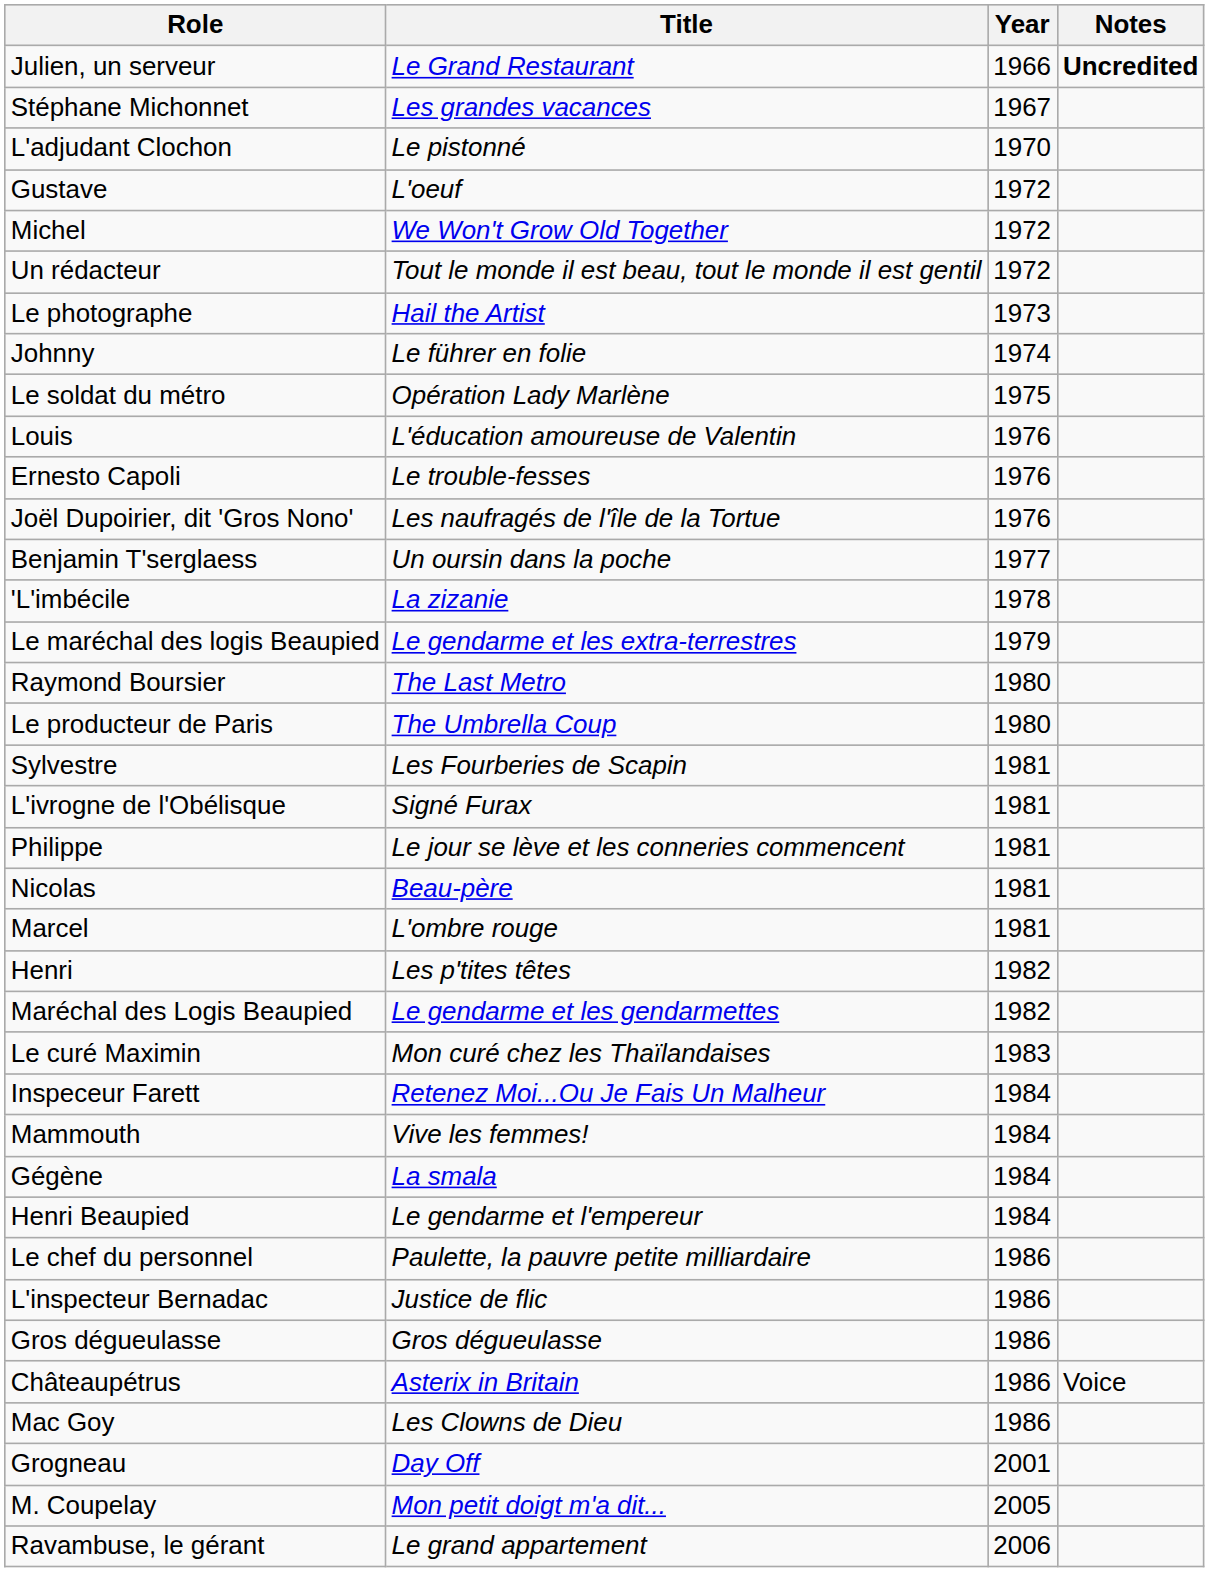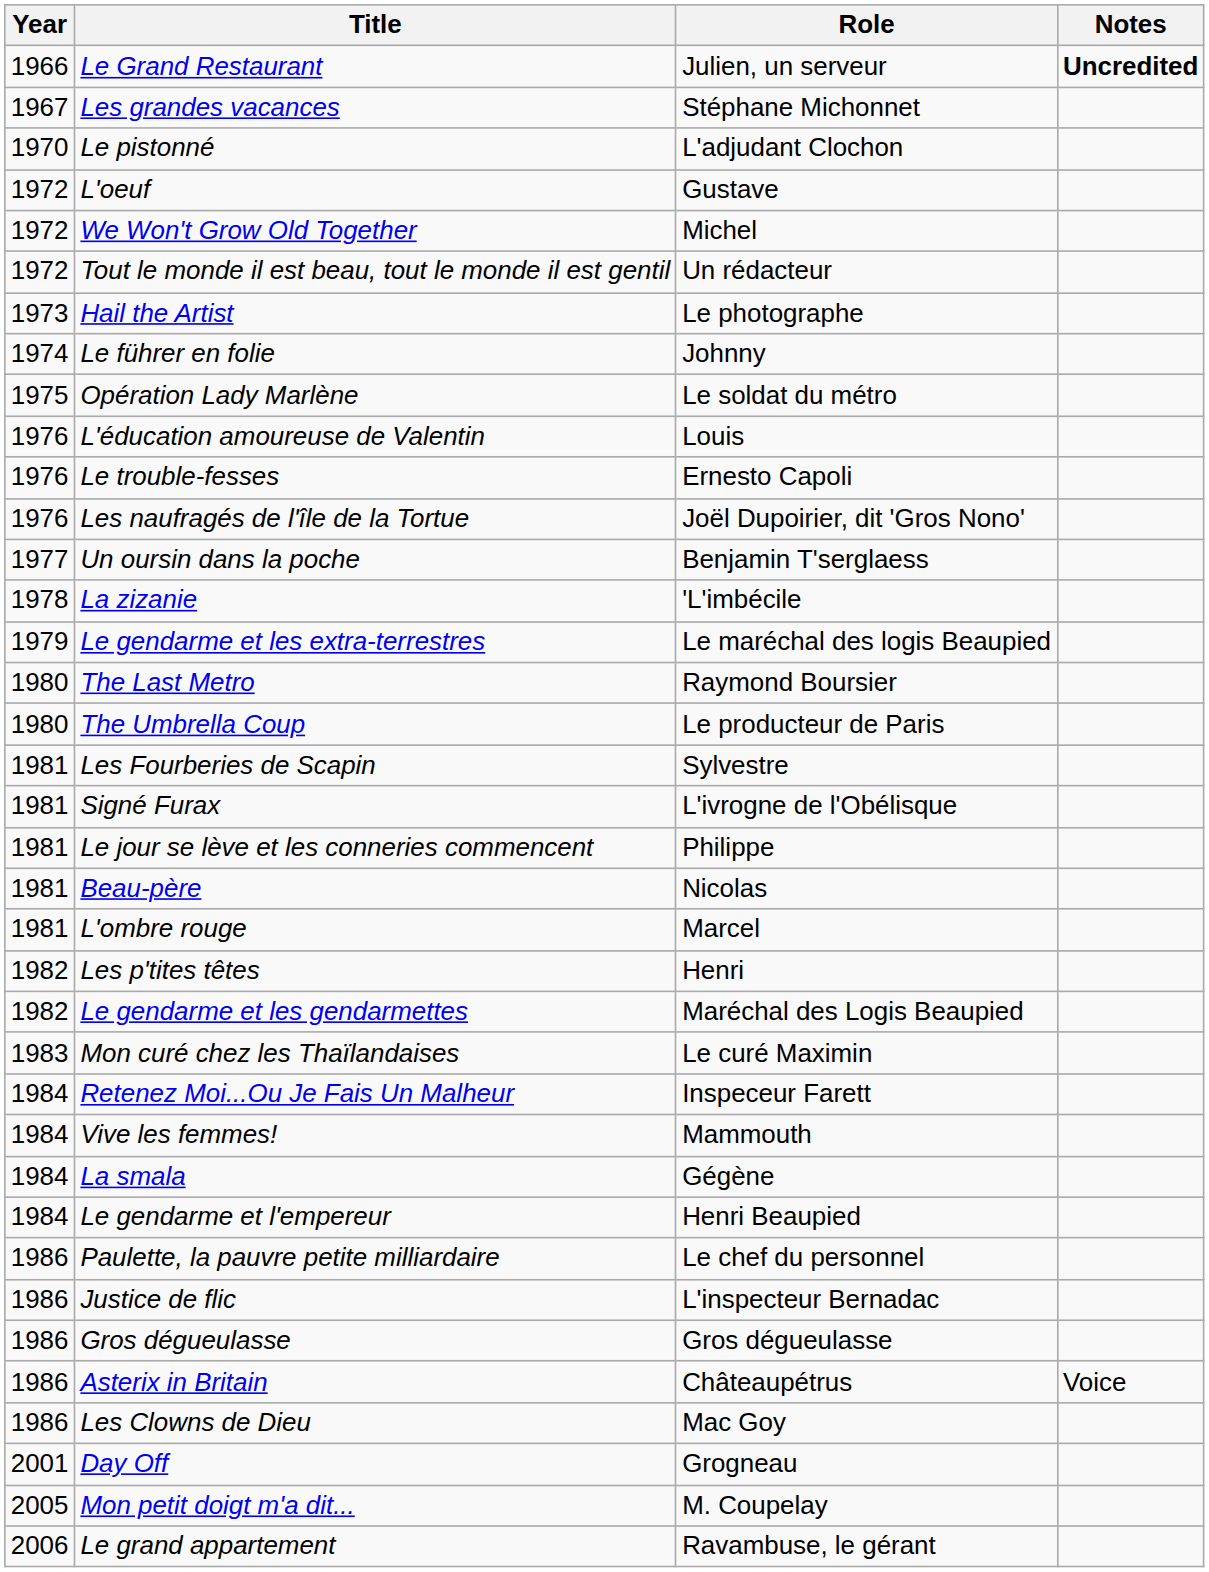columns swapped: (1022, 25) <-> (195, 25)
